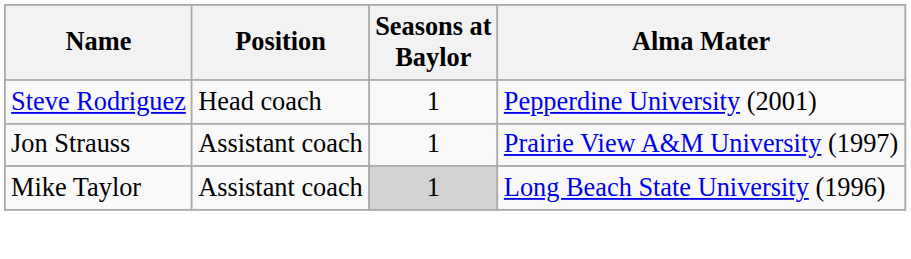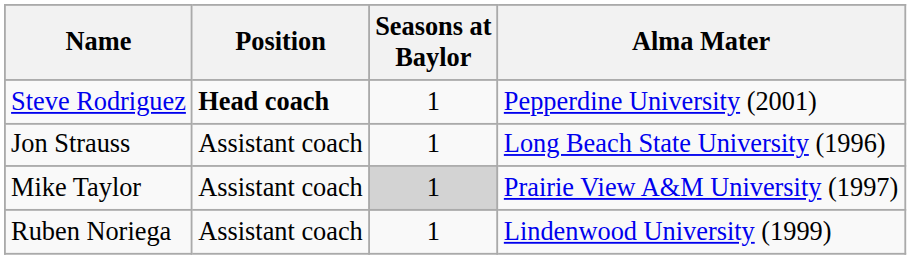(260, 101) normal -> (264, 101) bold
(701, 144) Prairie View A&M University (1997) -> (695, 144) Long Beach State University (1996)
(695, 188) Long Beach State University (1996) -> (701, 188) Prairie View A&M University (1997)
+ row: (91, 231)
